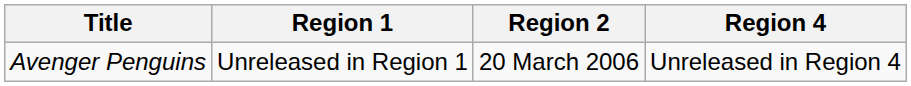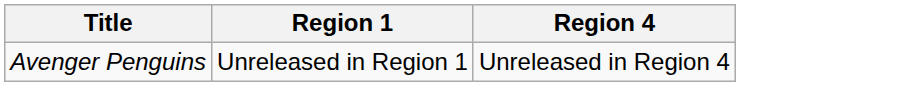- column: (559, 23)
